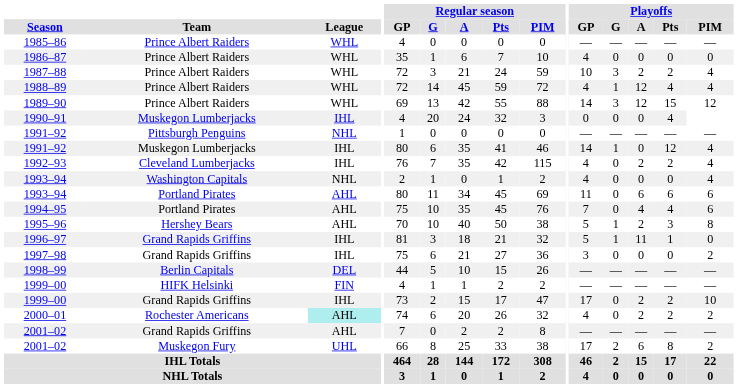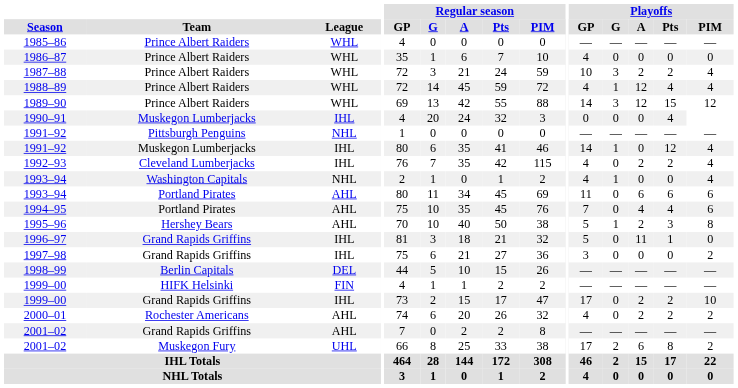(616, 178) 0 -> (616, 178) 1
(616, 239) 1 -> (616, 239) 0
(344, 315) paleturquoise background -> (344, 315) no background
